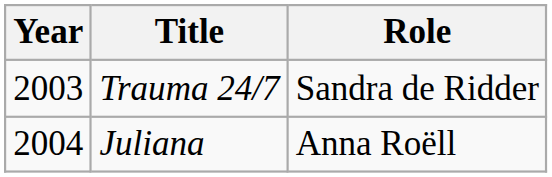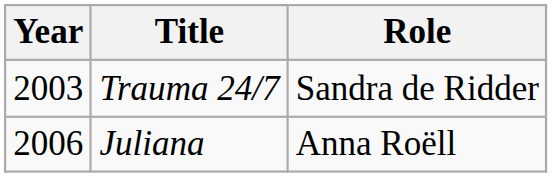(48, 143) 2004 -> (48, 143) 2006
